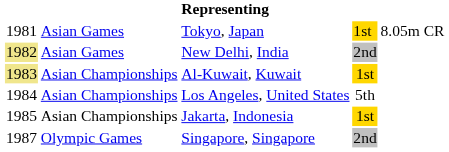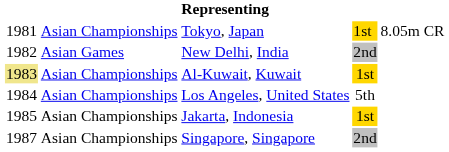(82, 30) Asian Games -> (109, 30) Asian Championships
(21, 52) khaki background -> (21, 52) no background
(91, 137) Olympic Games -> (109, 137) Asian Championships
